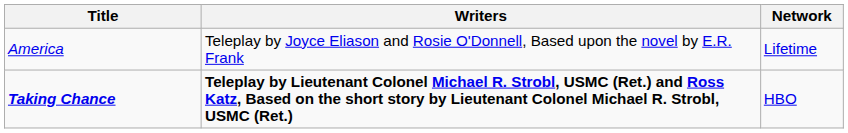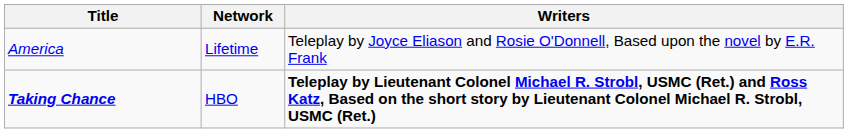columns swapped: (481, 16) <-> (802, 16)
